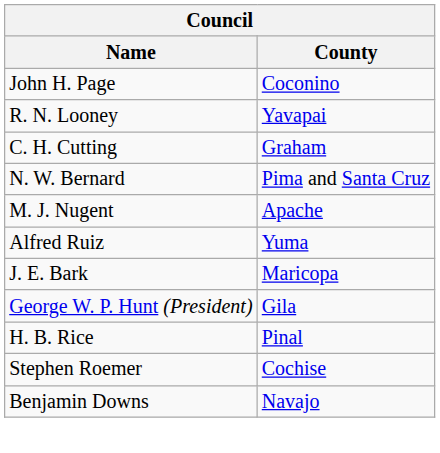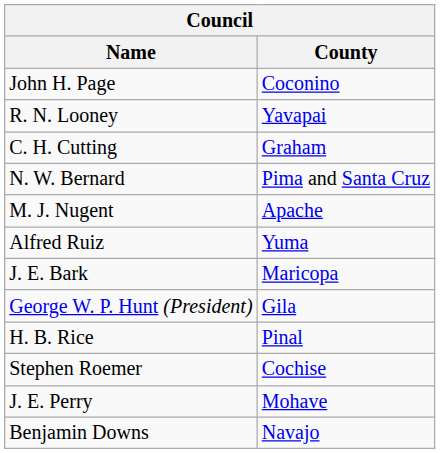+ row: (51, 400)
